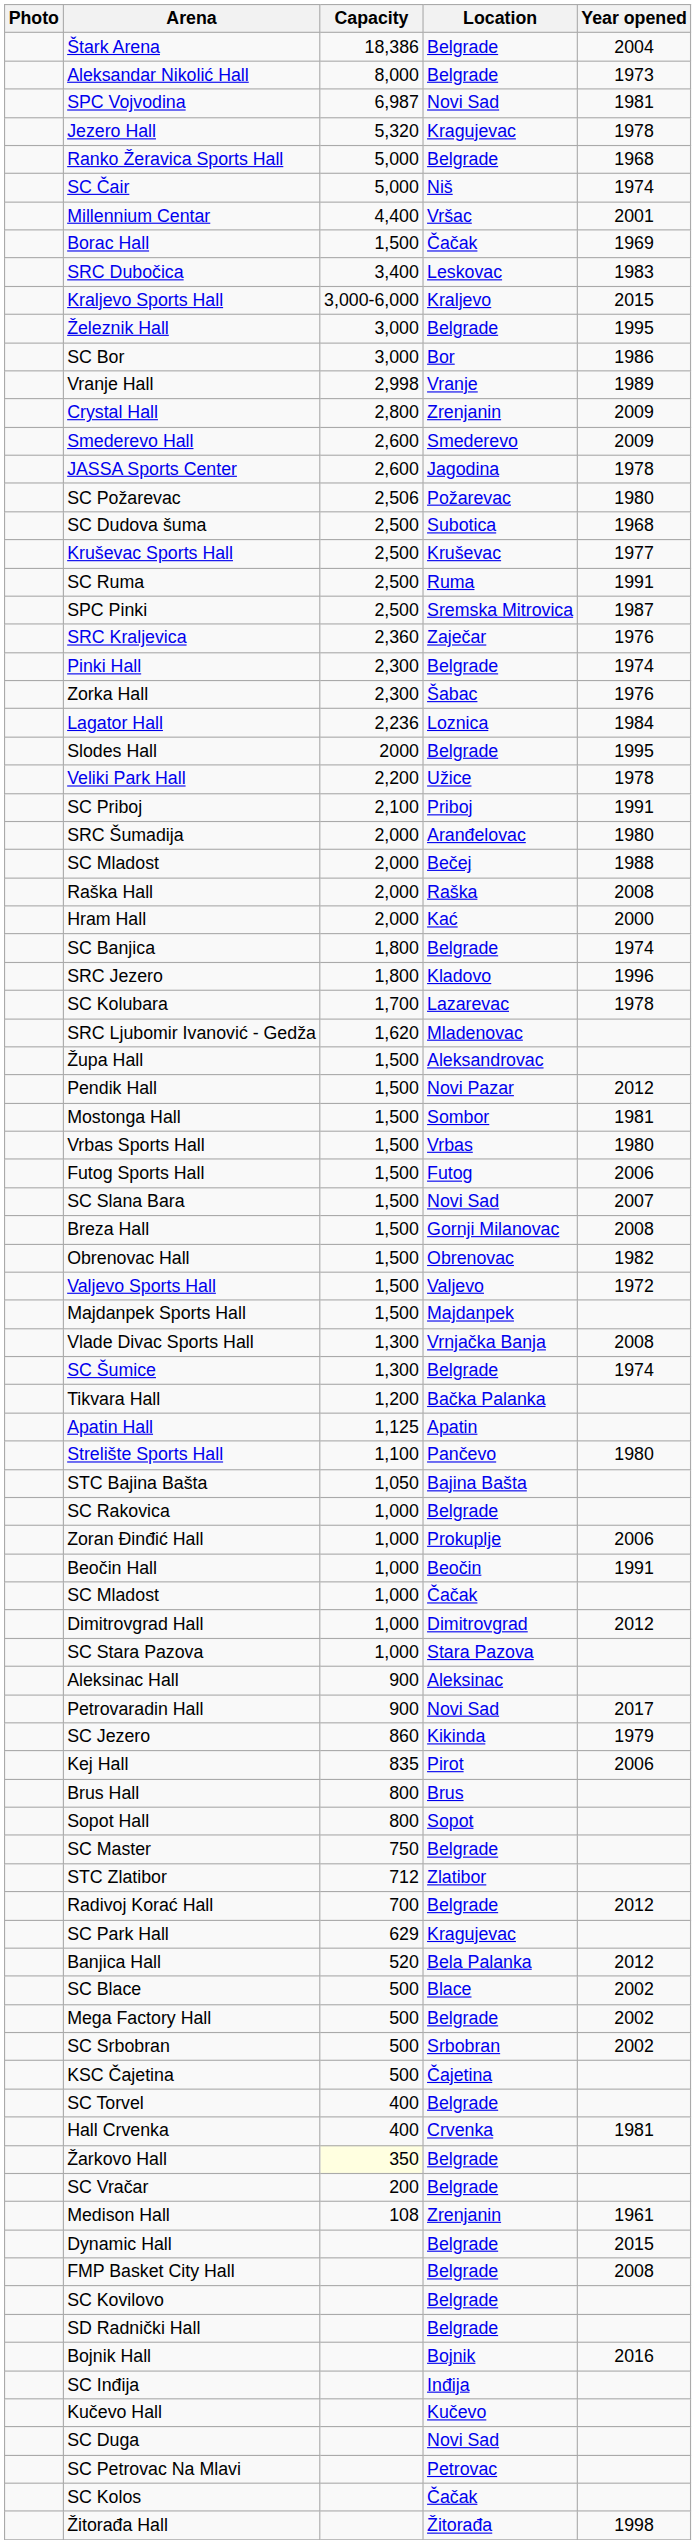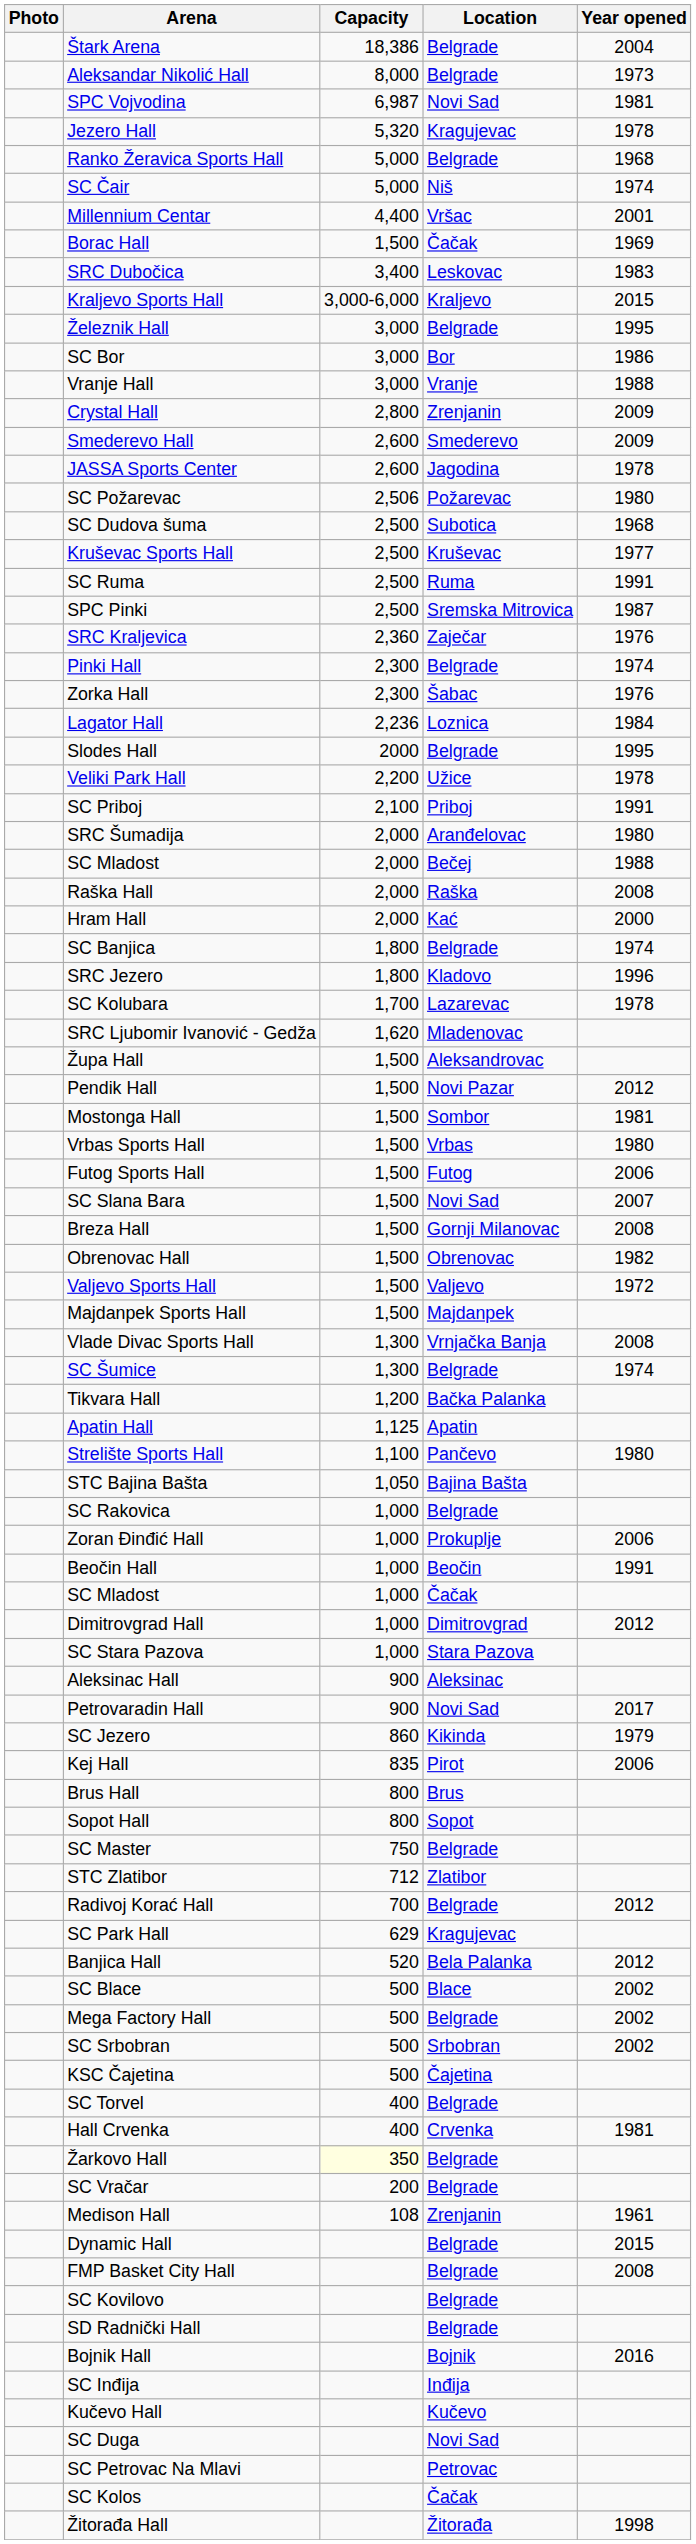(397, 384) 2,998 -> (397, 384) 3,000
(634, 384) 1989 -> (634, 384) 1988
